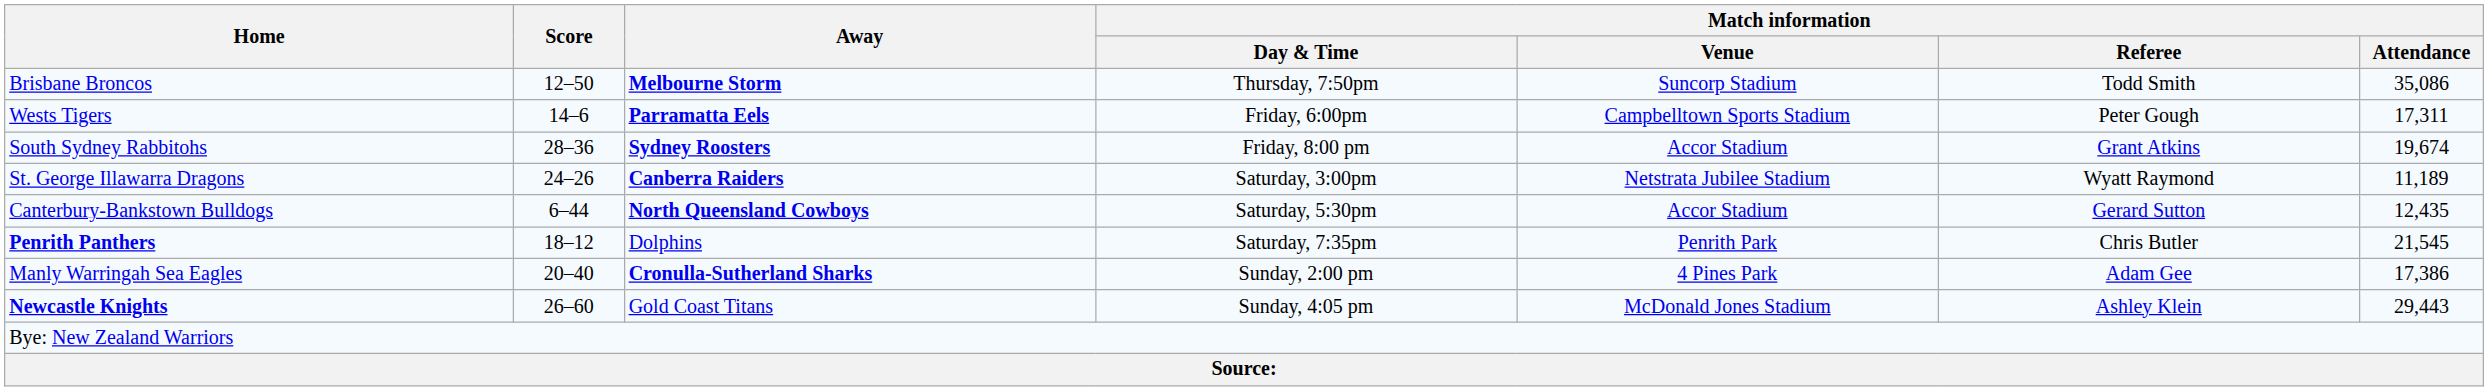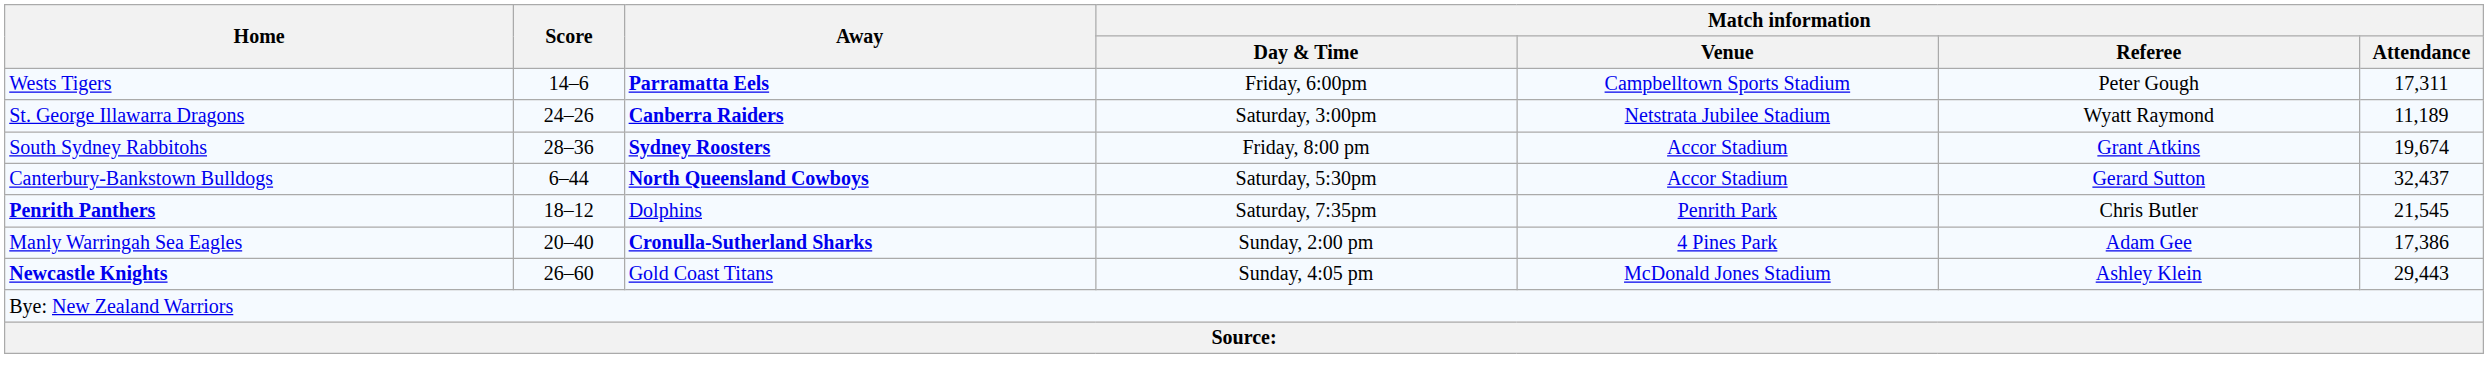- row: (81, 83)
rows swapped: (108, 147) <-> (127, 178)
(2421, 210) 12,435 -> (2421, 178) 32,437
